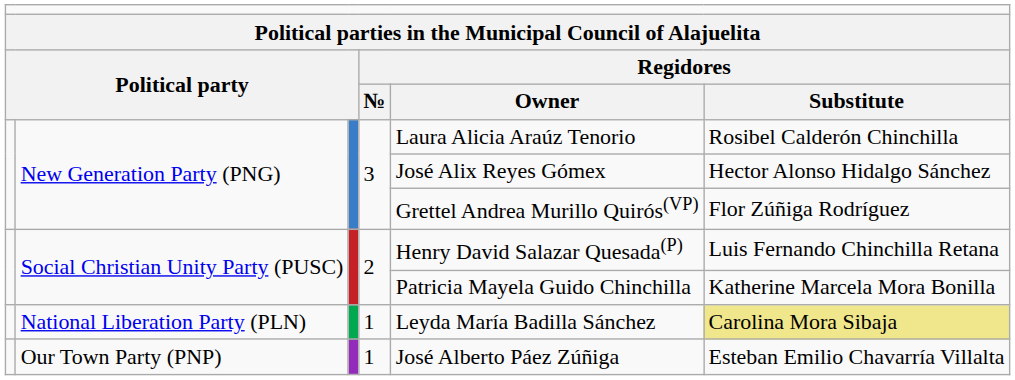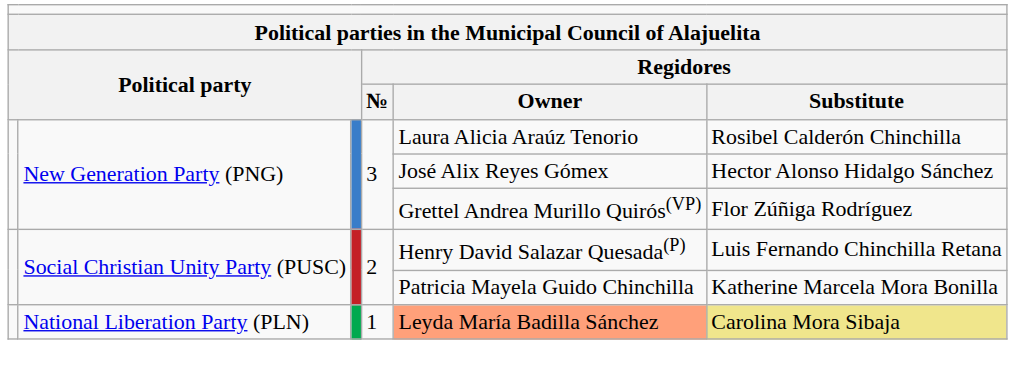(526, 321) no background -> (528, 321) lightsalmon background
- row: (121, 356)
